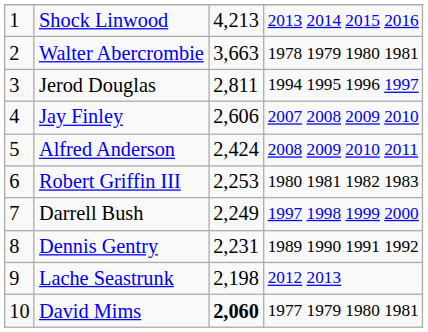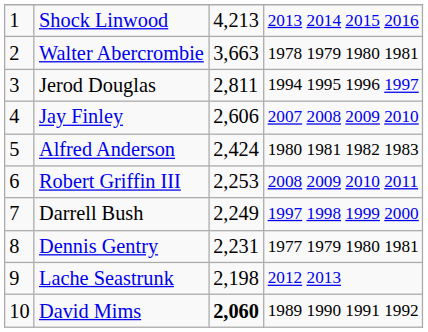(343, 149) 2008 2009 2010 2011 -> (343, 149) 1980 1981 1982 1983
(343, 181) 1980 1981 1982 1983 -> (343, 181) 2008 2009 2010 2011
(343, 246) 1989 1990 1991 1992 -> (343, 246) 1977 1979 1980 1981
(343, 310) 1977 1979 1980 1981 -> (343, 310) 1989 1990 1991 1992
